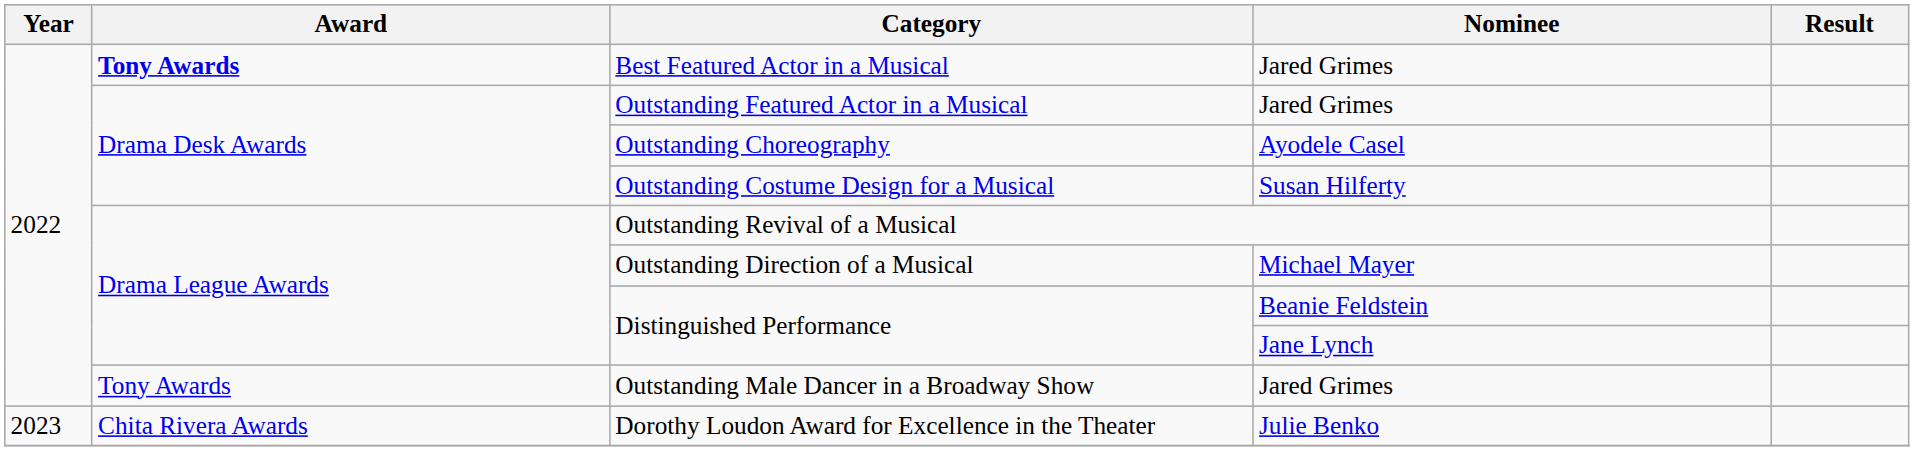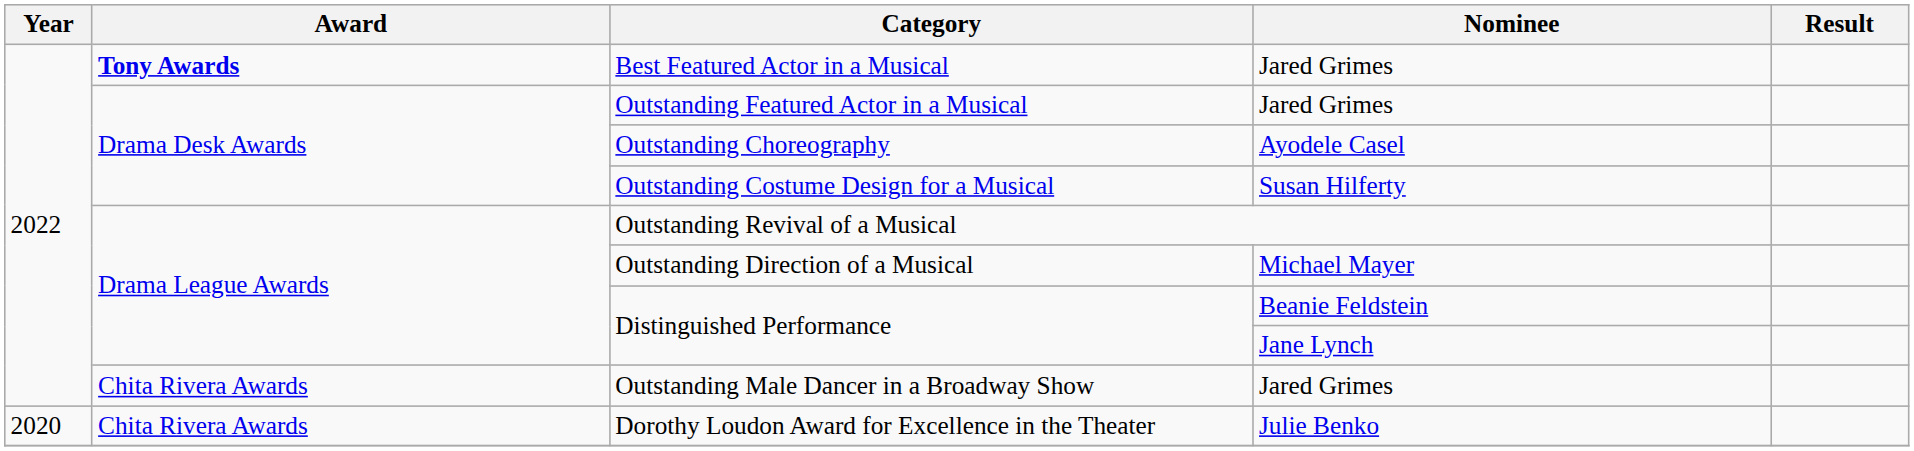(165, 385) Tony Awards -> (203, 385) Chita Rivera Awards
(36, 425) 2023 -> (36, 425) 2020
